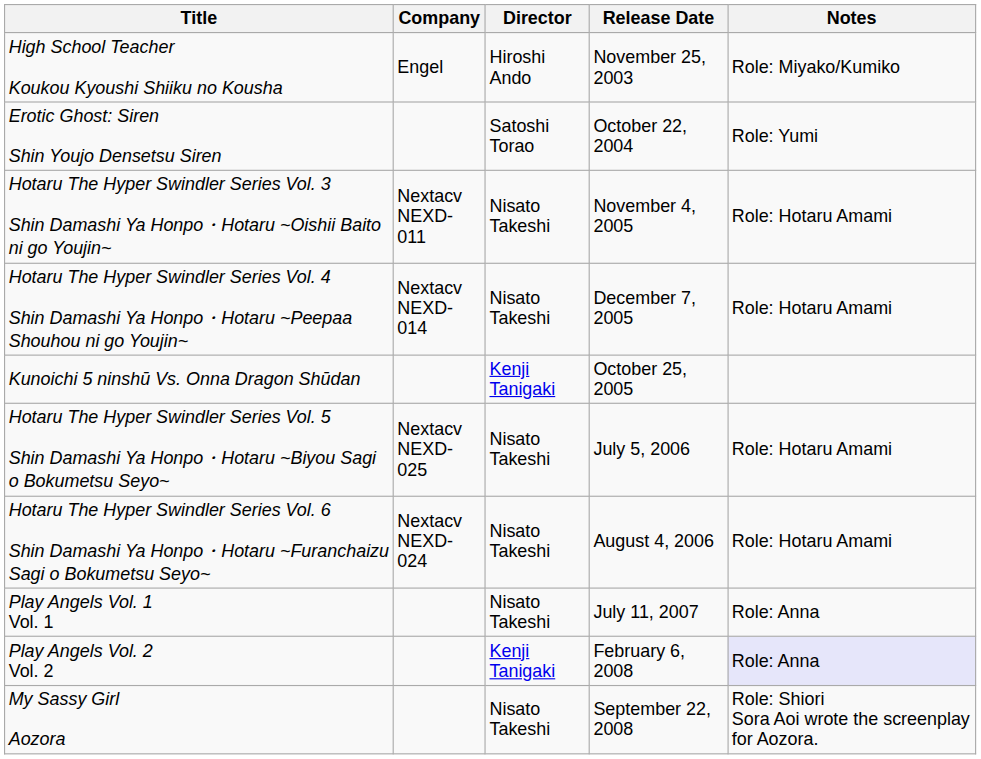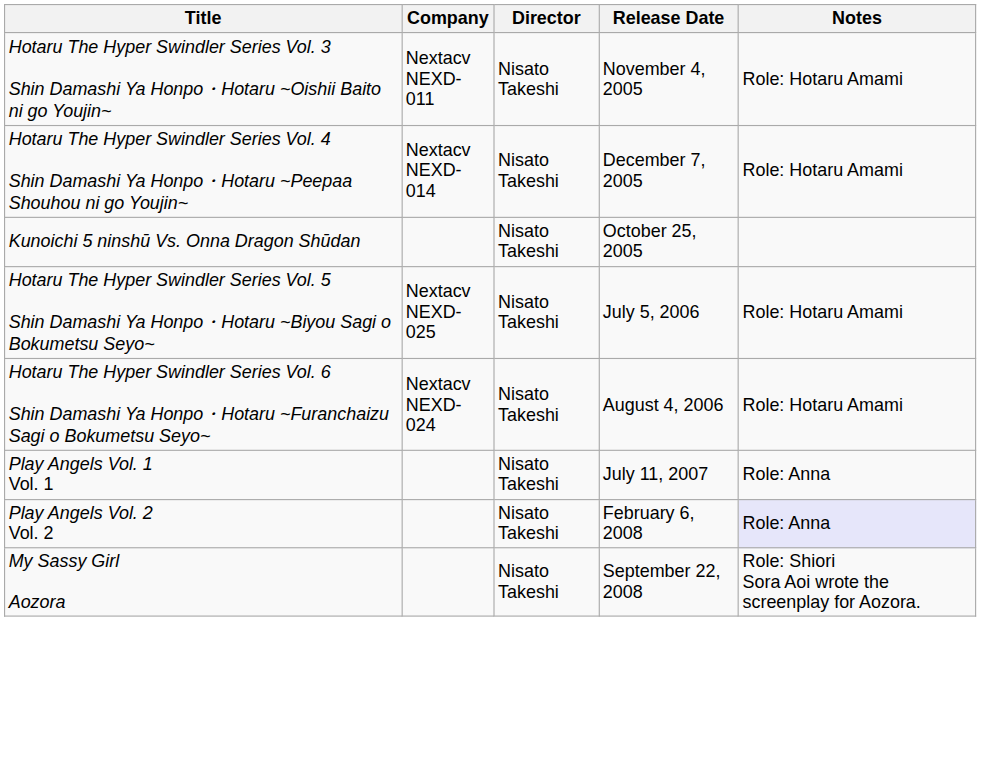- row: (146, 67)
- row: (115, 136)
(522, 379) Kenji Tanigaki -> (528, 241) Nisato Takeshi
(522, 660) Kenji Tanigaki -> (528, 523) Nisato Takeshi
